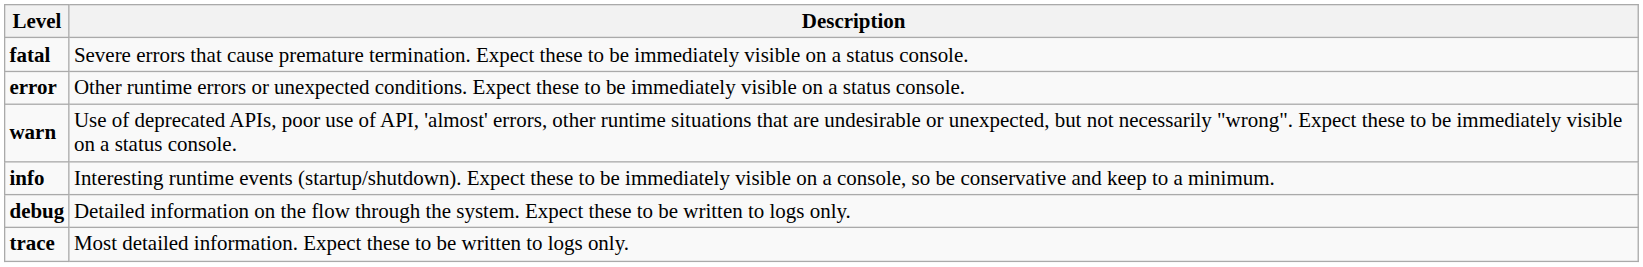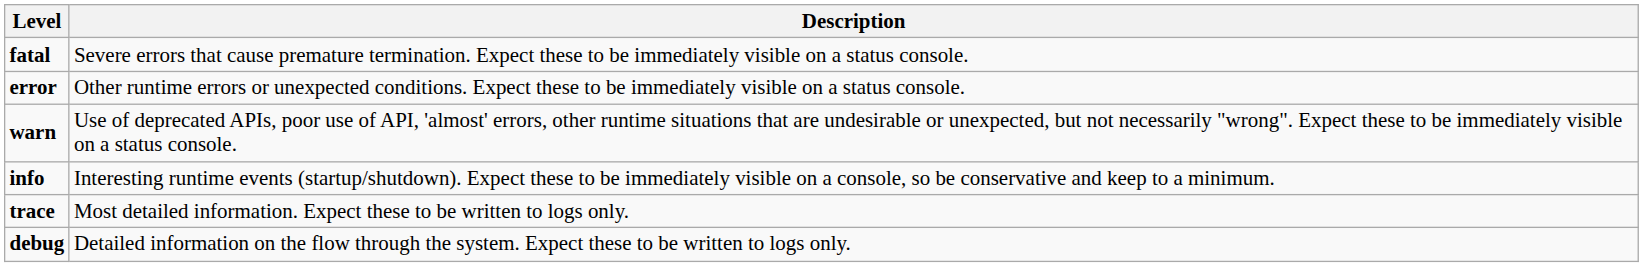rows swapped: (37, 210) <-> (32, 244)
